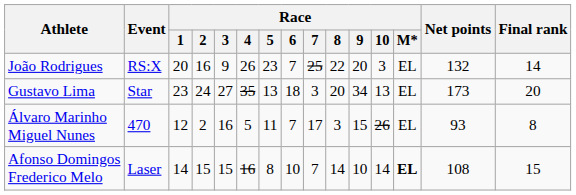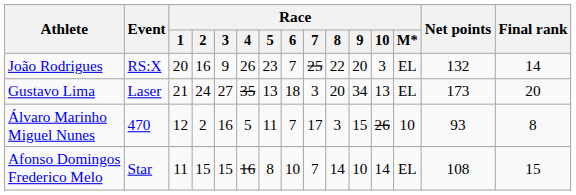(140, 91) Star -> (144, 91) Laser
(180, 91) 23 -> (180, 91) 21
(407, 125) EL -> (407, 125) 10
(144, 169) Laser -> (140, 169) Star
(180, 169) 14 -> (180, 169) 11
(407, 169) bold -> (407, 169) normal
